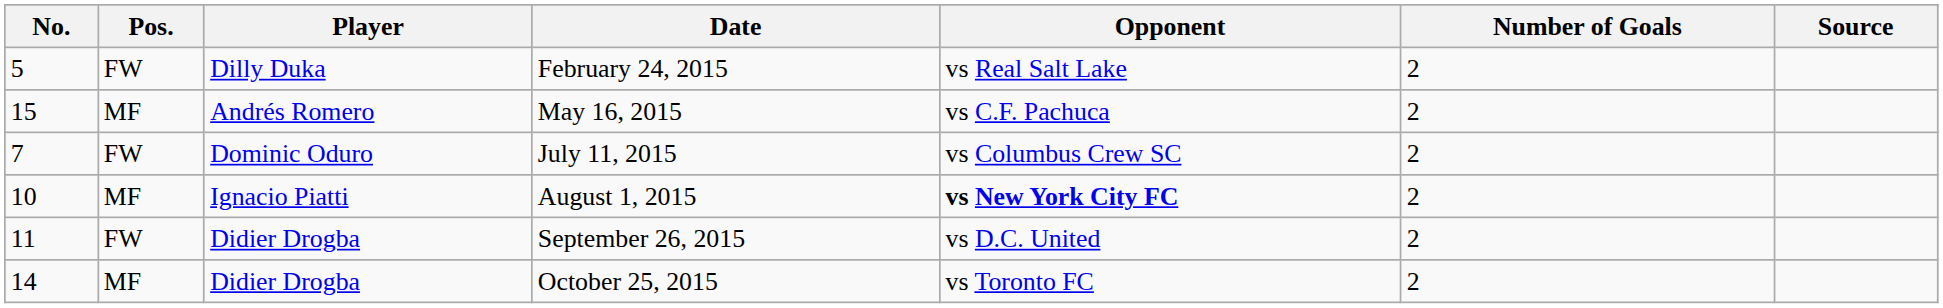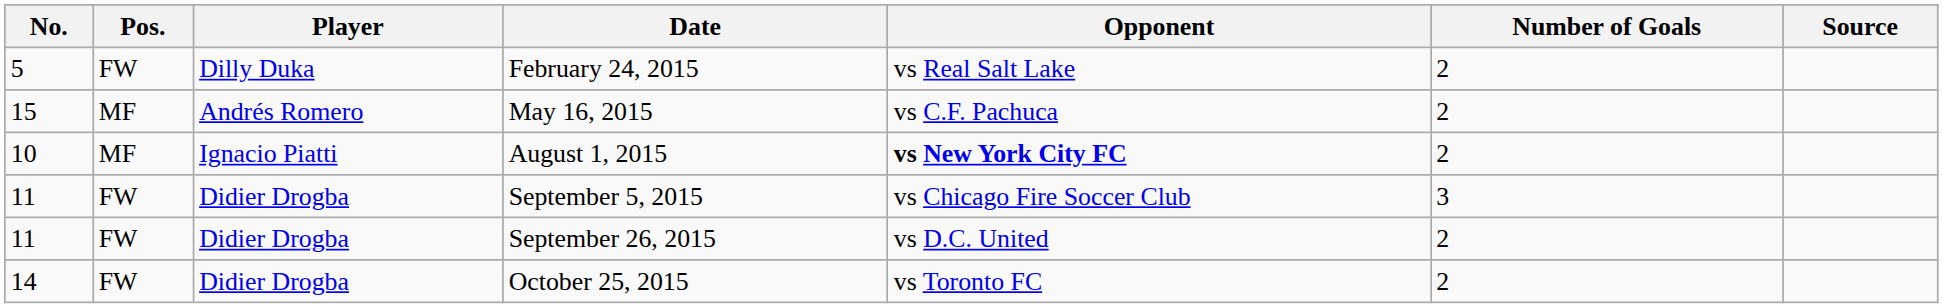- row: (607, 153)
+ row: (606, 196)
(123, 281) MF -> (118, 281) FW
